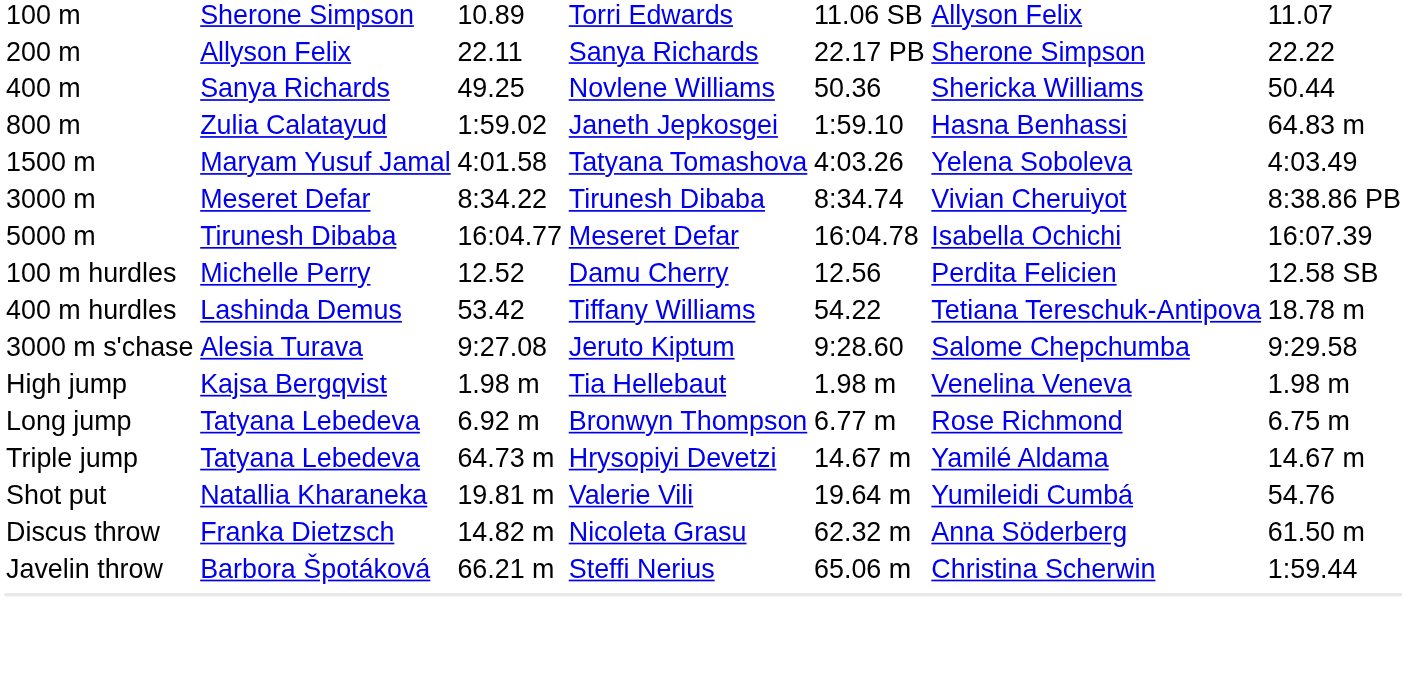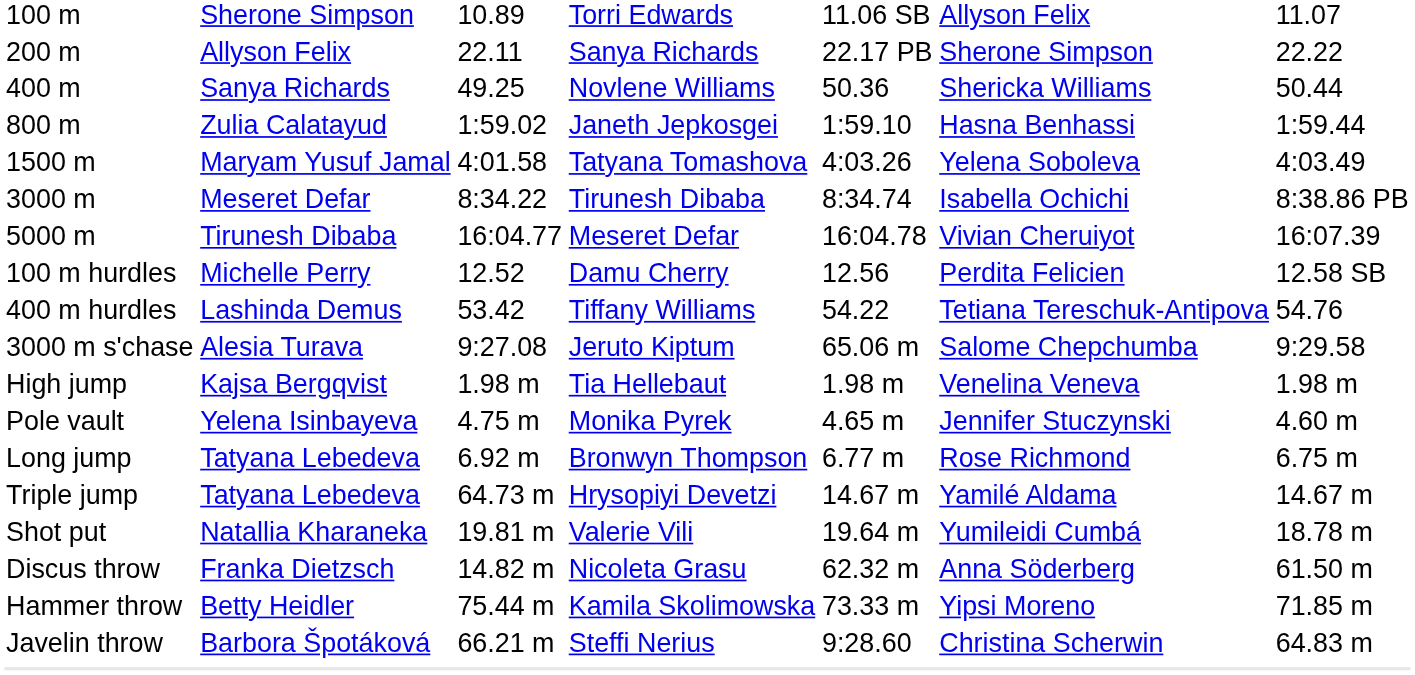(1316, 125) 64.83 m -> (1321, 125) 1:59.44
(1029, 199) Vivian Cheruiyot -> (1034, 199) Isabella Ochichi
(1026, 236) Isabella Ochichi -> (1037, 236) Vivian Cheruiyot
(1316, 310) 18.78 m -> (1309, 310) 54.76
(859, 347) 9:28.60 -> (871, 347) 65.06 m
+ row: (65, 421)
(1301, 495) 54.76 -> (1324, 532) 18.78 m
+ row: (94, 606)
(863, 569) 65.06 m -> (867, 643) 9:28.60
(1313, 569) 1:59.44 -> (1324, 643) 64.83 m
